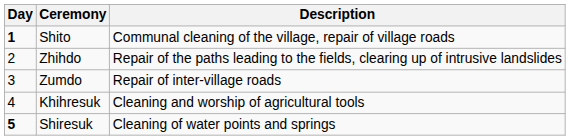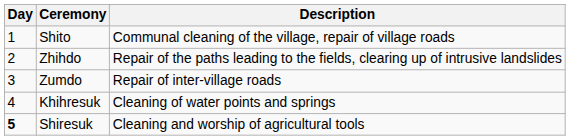(11, 37) bold -> (11, 37) normal
(239, 102) Cleaning and worship of agricultural tools -> (224, 102) Cleaning of water points and springs
(224, 124) Cleaning of water points and springs -> (239, 124) Cleaning and worship of agricultural tools
